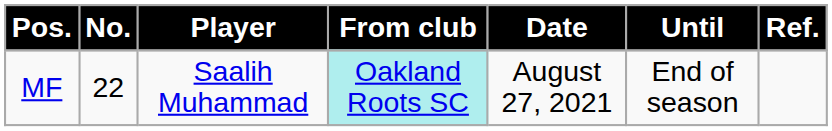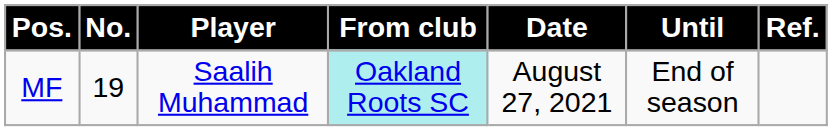(108, 87) 22 -> (108, 87) 19
